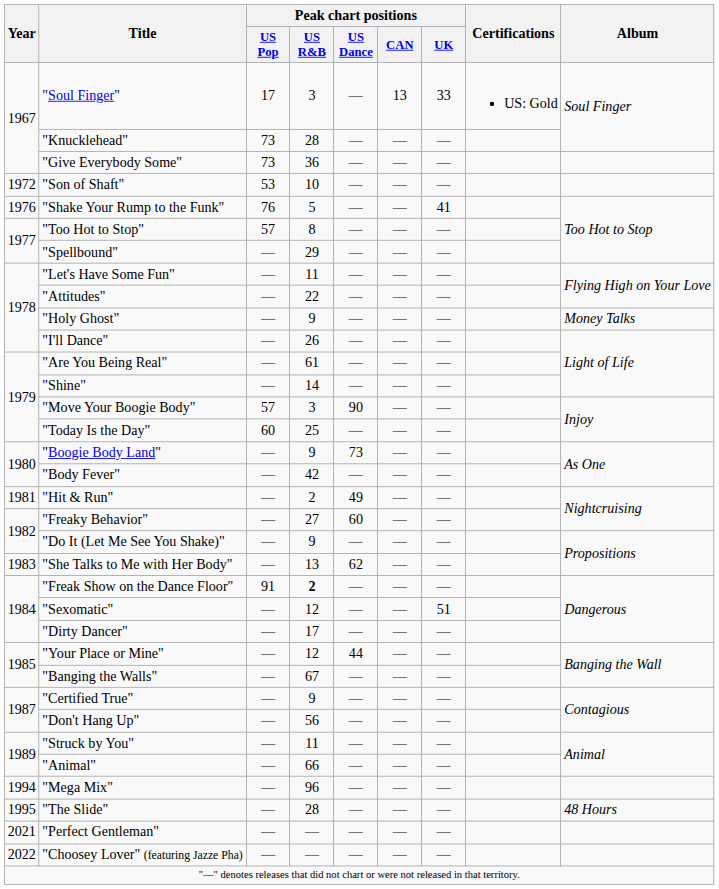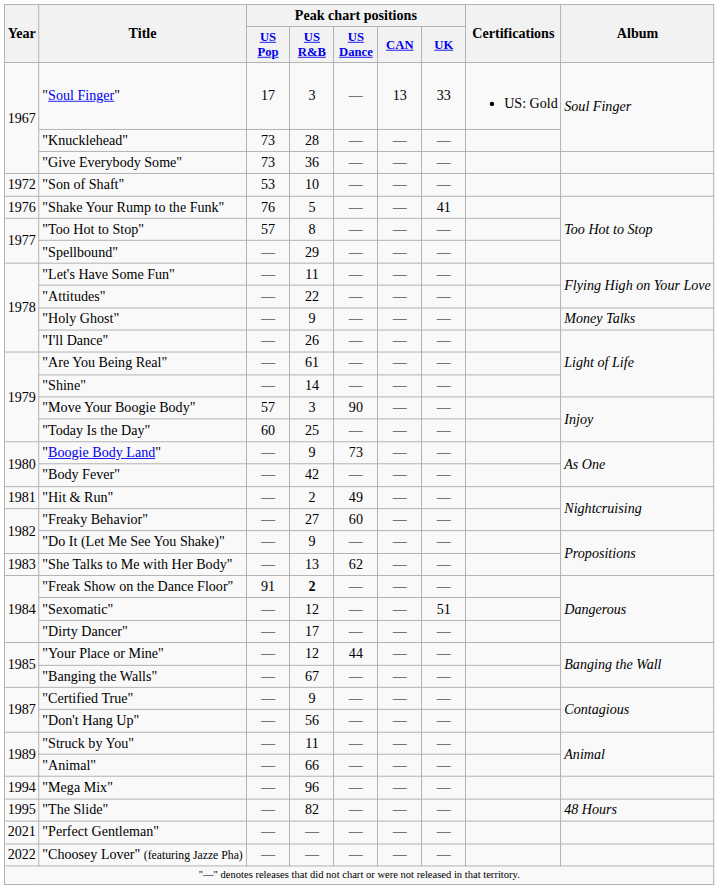(312, 810) 28 -> (312, 810) 82
